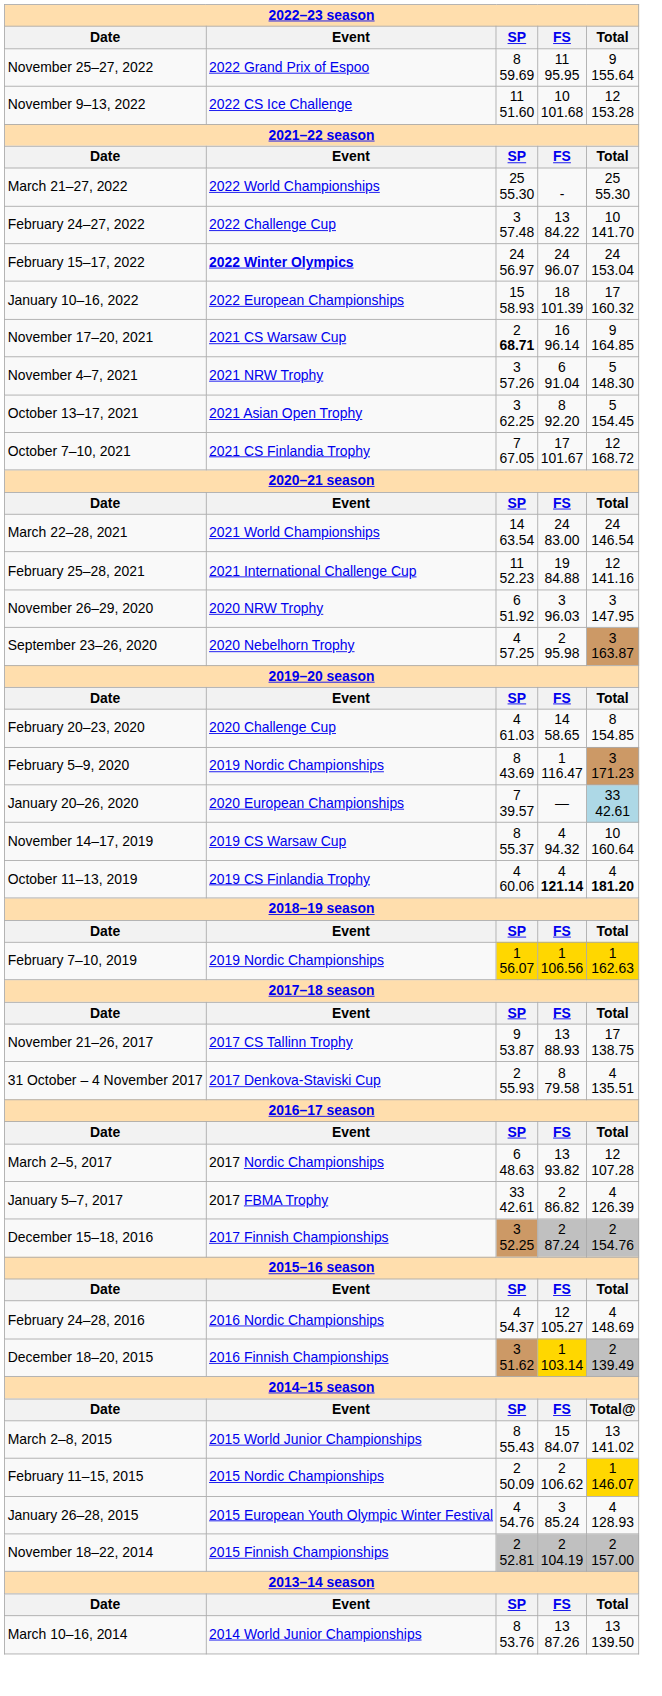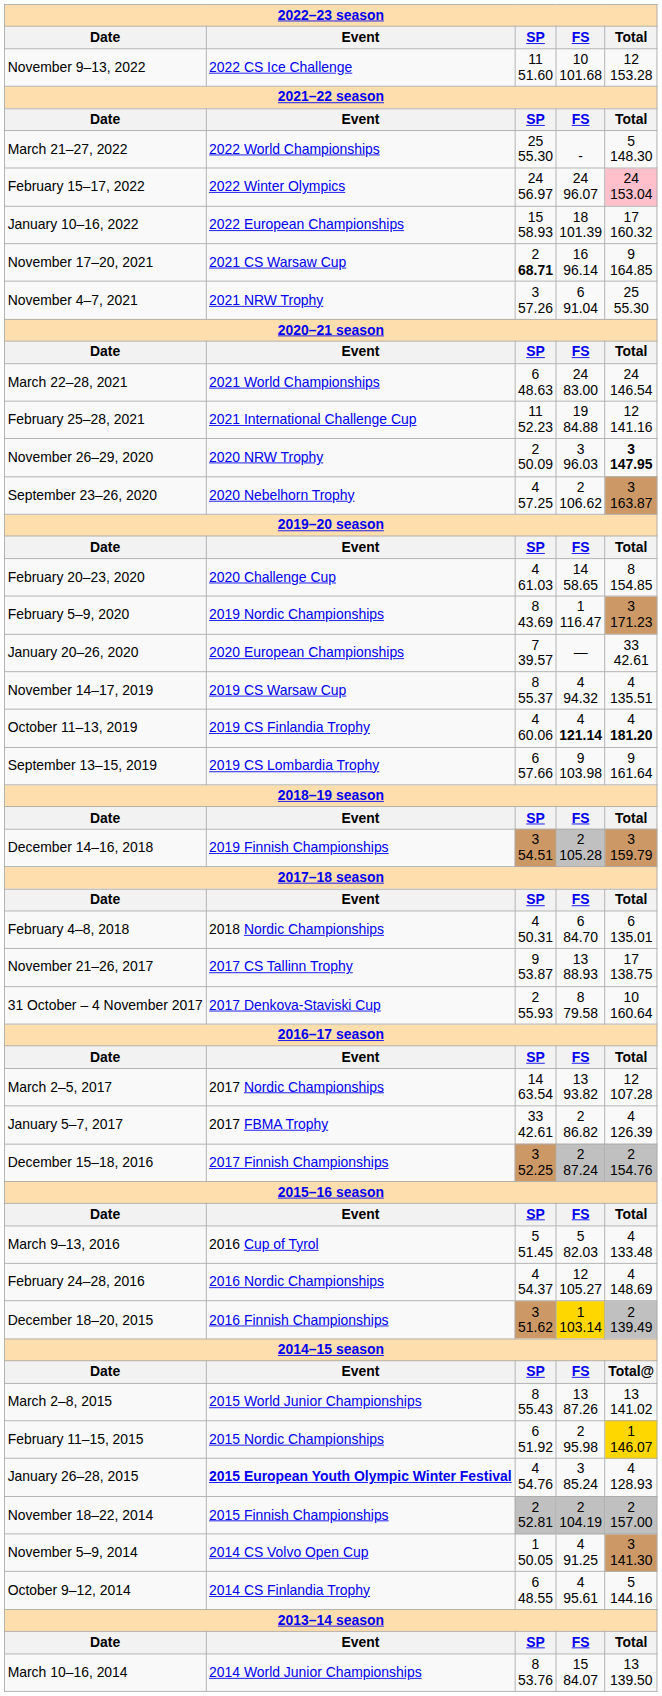- row: (80, 67)
(613, 187) 25 55.30 -> (631, 149) 5 148.30
- row: (76, 224)
(281, 262) bold -> (277, 187) normal
(613, 262) no background -> (631, 187) pink background
(613, 375) 5 148.30 -> (631, 300) 25 55.30
- row: (73, 413)
- row: (69, 451)
(517, 533) 14 63.54 -> (535, 382) 6 48.63
(517, 608) 6 51.92 -> (535, 457) 2 50.09
(613, 608) normal -> (631, 457) bold
(562, 646) 2 95.98 -> (581, 495) 2 106.62
(613, 803) lightblue background -> (631, 652) no background
(613, 841) 10 160.64 -> (631, 690) 4 135.51
+ row: (82, 766)
- row: (72, 961)
+ row: (80, 847)
+ row: (68, 929)
(613, 1080) 4 135.51 -> (631, 1005) 10 160.64
(517, 1162) 6 48.63 -> (535, 1087) 14 63.54
+ row: (64, 1244)
(562, 1439) 15 84.07 -> (581, 1401) 13 87.26
(517, 1477) 2 50.09 -> (535, 1439) 6 51.92
(562, 1477) 2 106.62 -> (581, 1439) 2 95.98
(351, 1515) normal -> (360, 1477) bold
+ row: (73, 1552)
+ row: (69, 1590)
(562, 1634) 13 87.26 -> (581, 1672) 15 84.07
